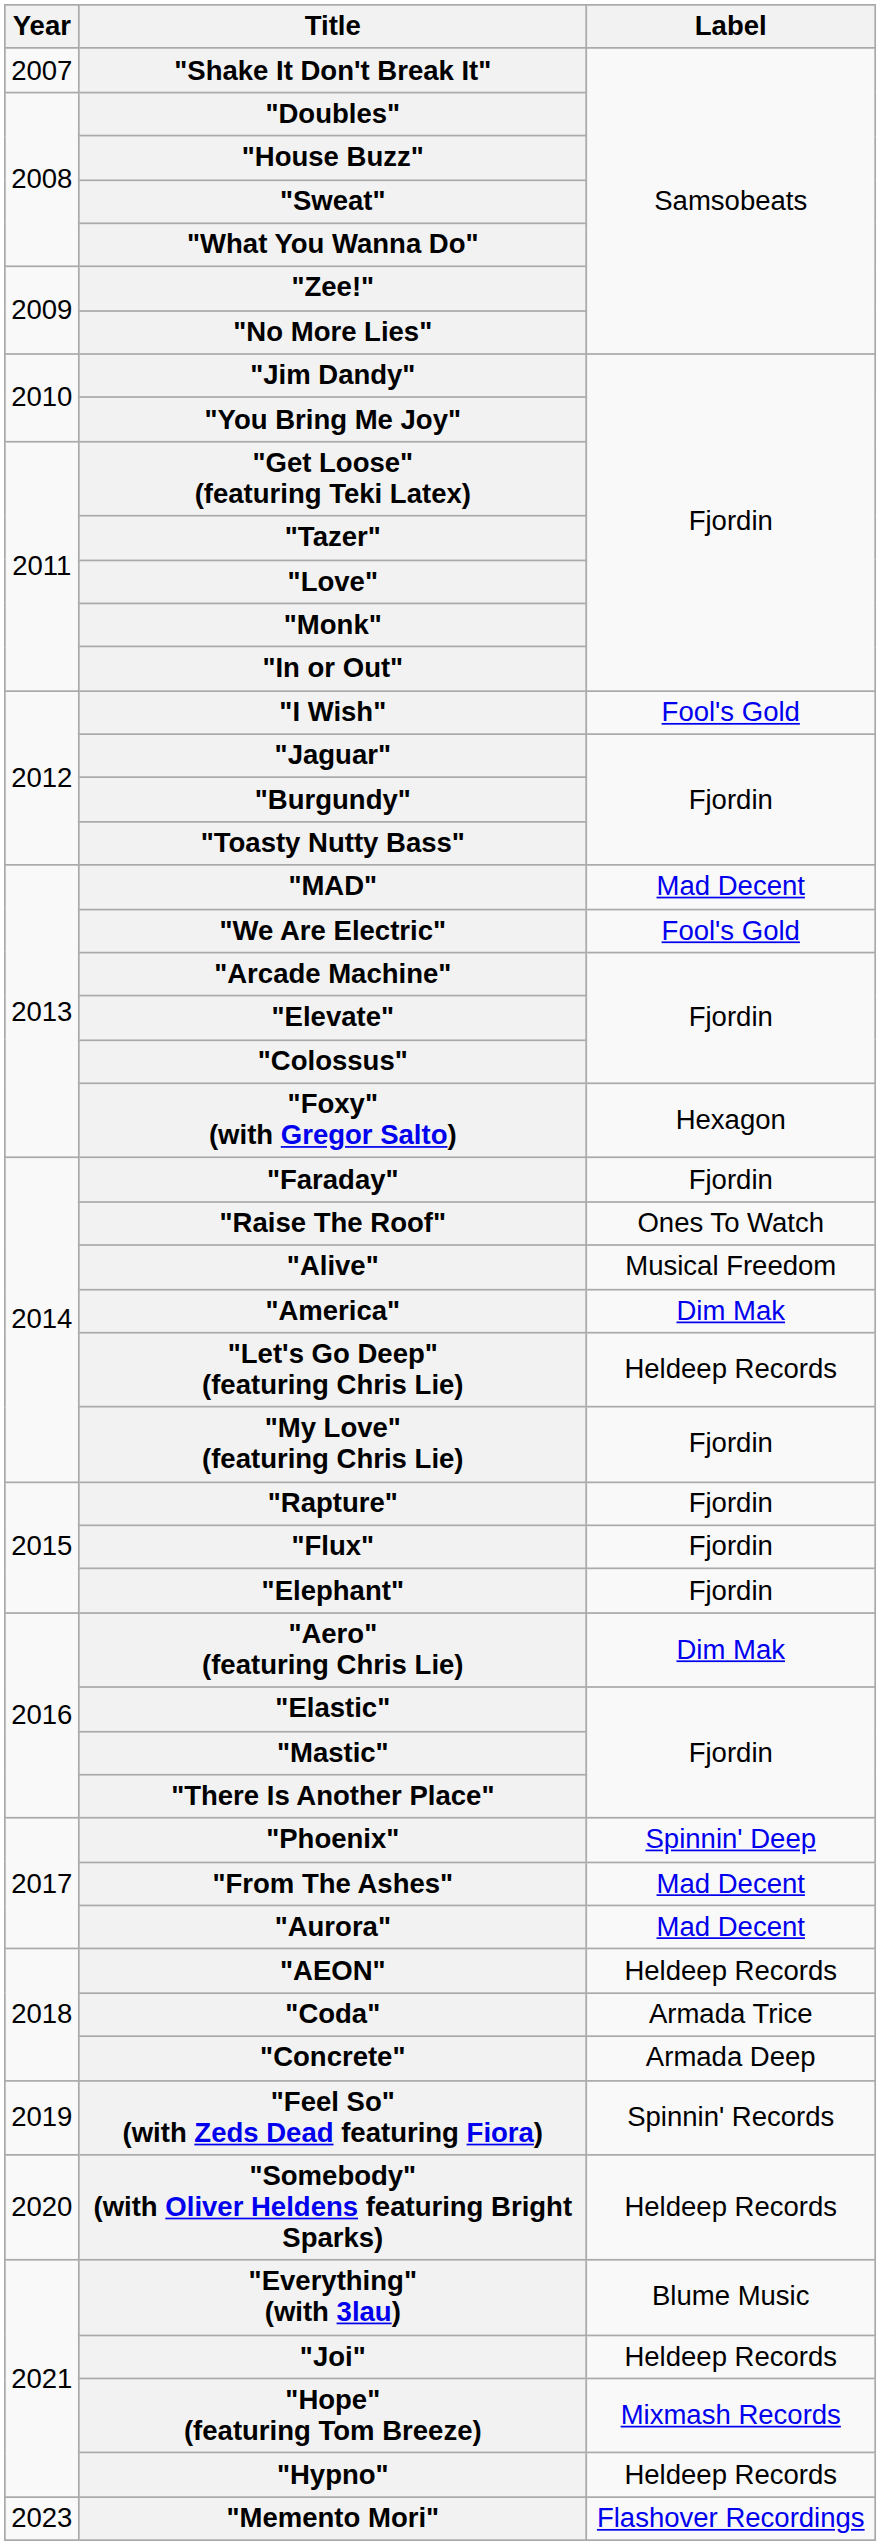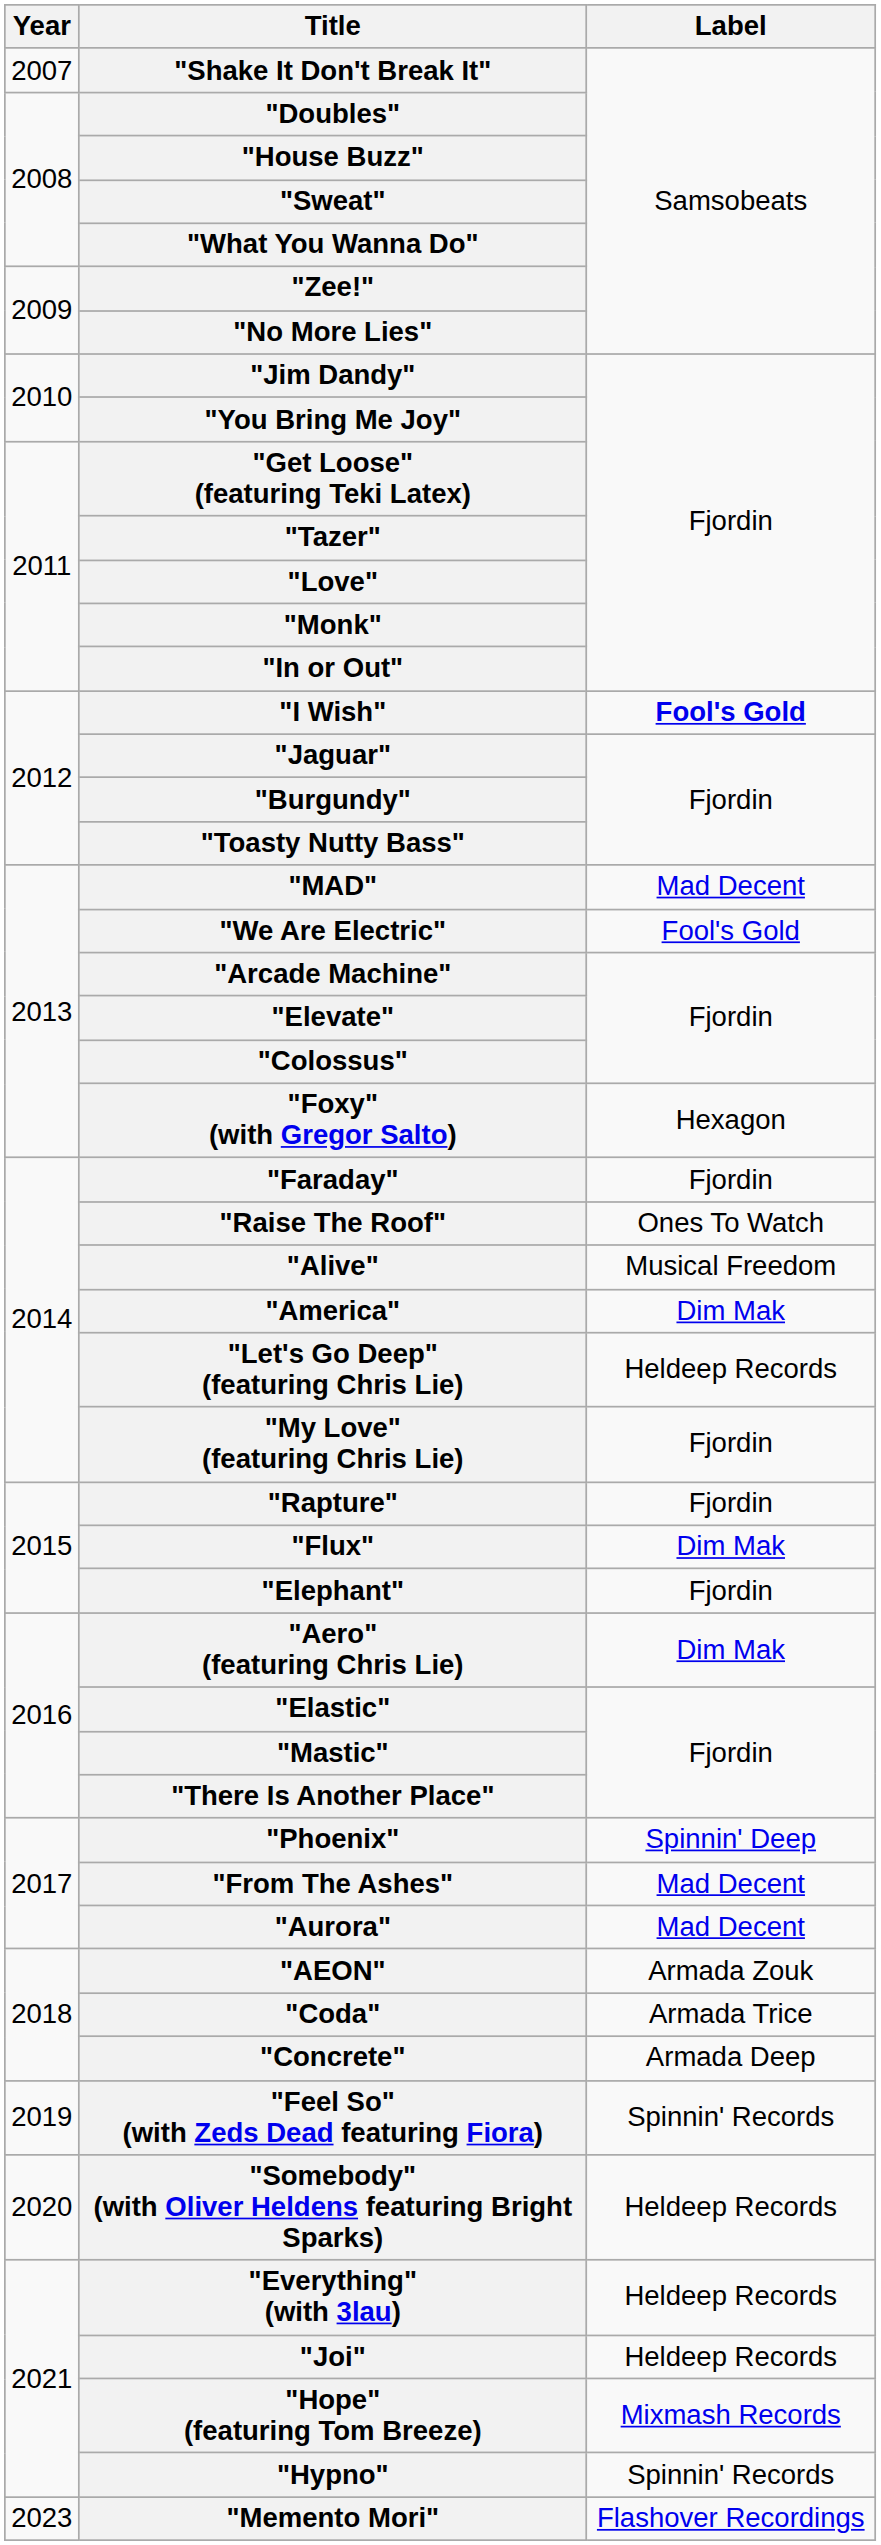(731, 711) normal -> (731, 711) bold
(731, 1546) Fjordin -> (731, 1546) Dim Mak
(731, 1970) Heldeep Records -> (731, 1970) Armada Zouk
(731, 2297) Blume Music -> (731, 2297) Heldeep Records
(731, 2474) Heldeep Records -> (731, 2474) Spinnin' Records
